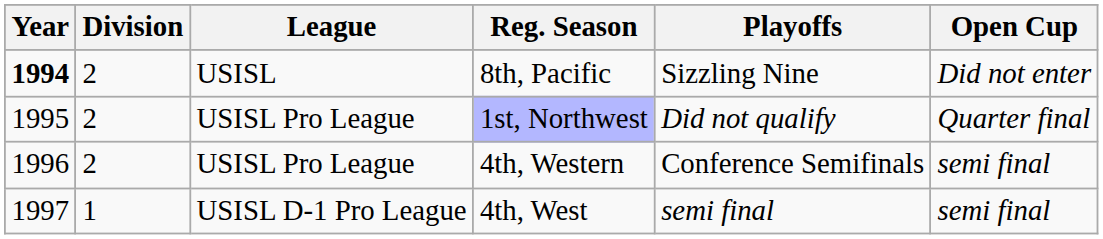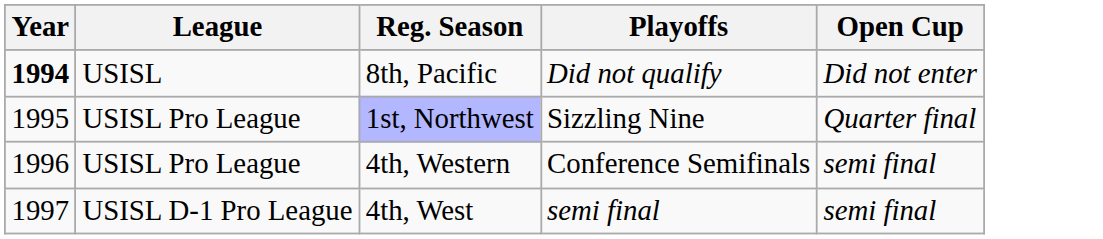- column: (133, 27)
(740, 73) Sizzling Nine -> (634, 73) Did not qualify
(748, 118) Did not qualify -> (626, 118) Sizzling Nine
